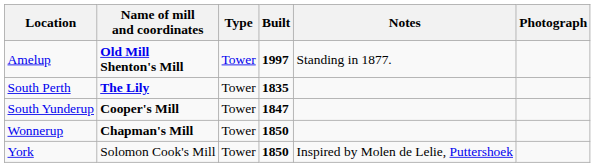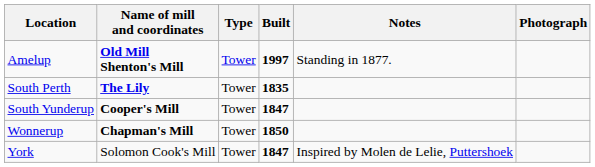(275, 151) 1850 -> (275, 151) 1847
